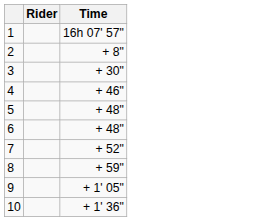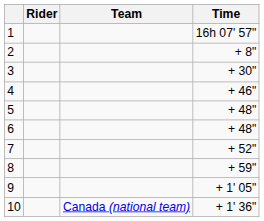+ column: (127, 14)
